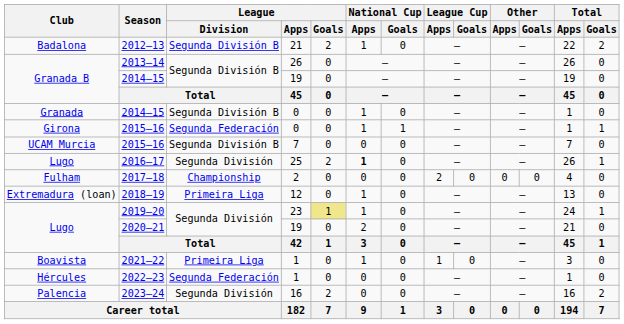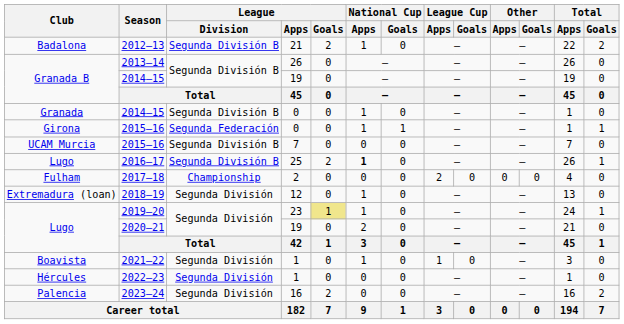(224, 161) Segunda División -> (224, 161) Segunda División B
(224, 194) Primeira Liga -> (224, 194) Segunda División
(224, 261) Primeira Liga -> (224, 261) Segunda División
(224, 277) Segunda Federación -> (224, 277) Segunda División
